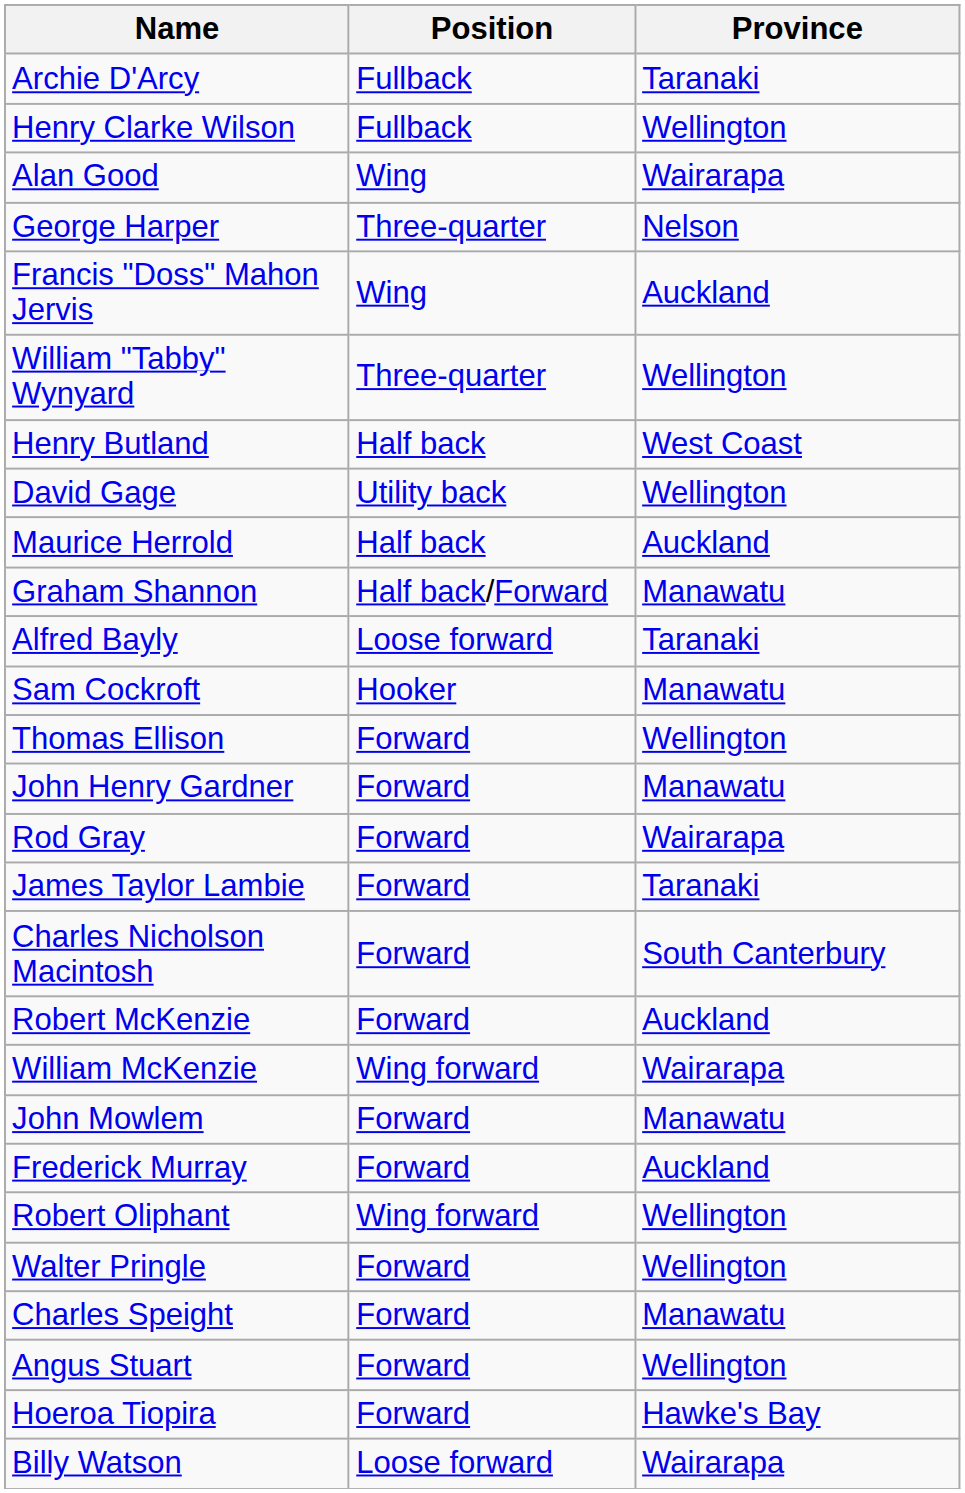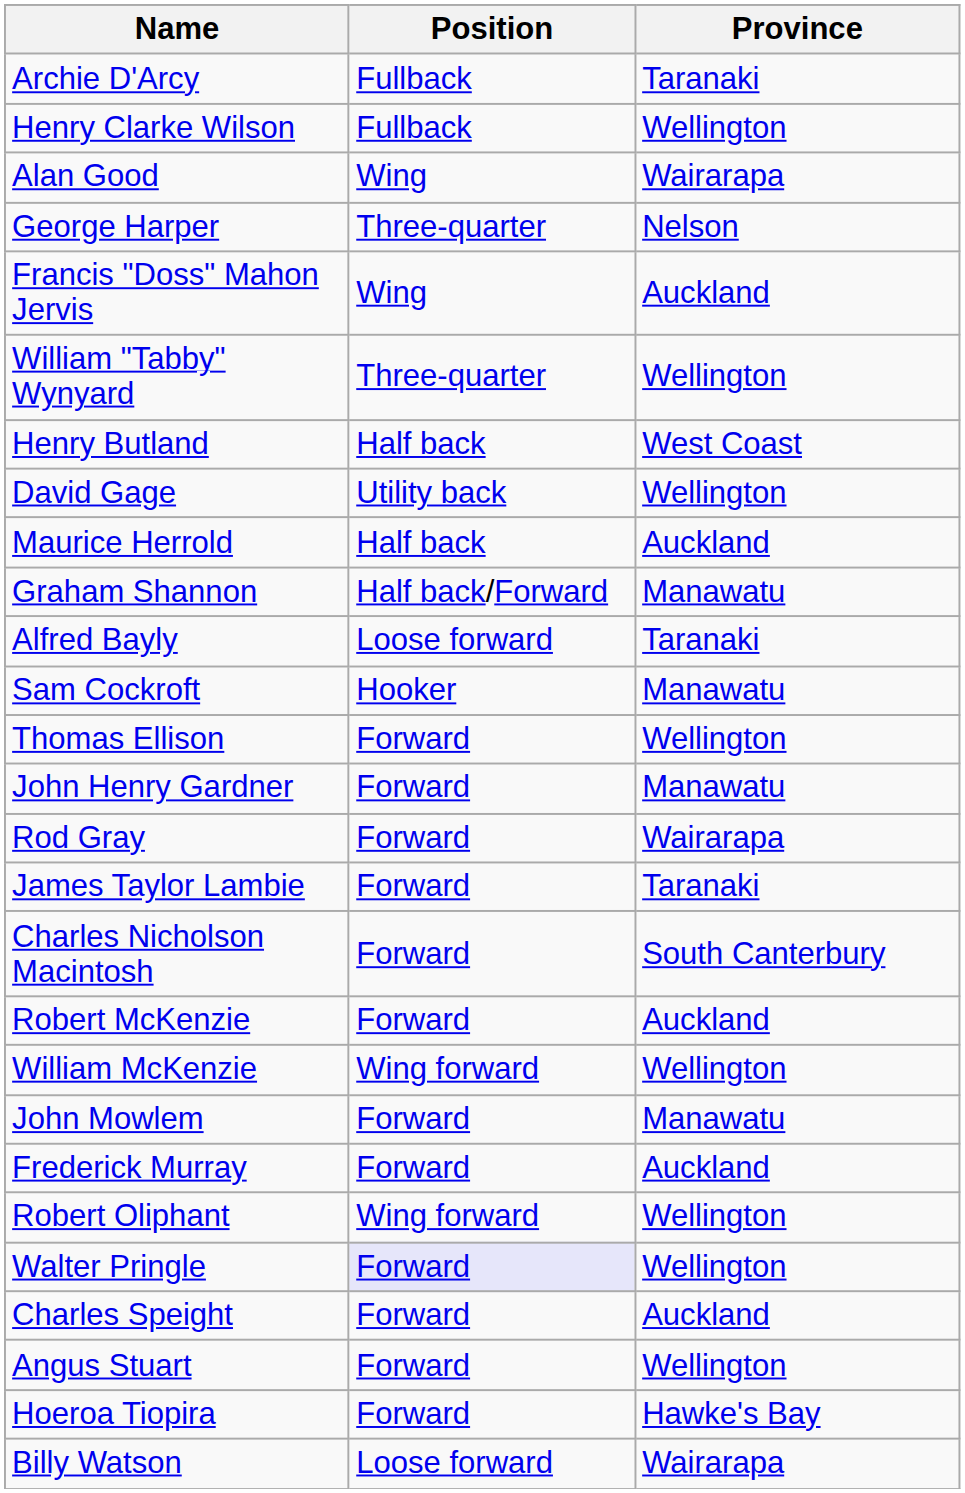(713, 1069) Wairarapa -> (714, 1069) Wellington
(413, 1266) no background -> (413, 1266) lavender background
(714, 1315) Manawatu -> (706, 1315) Auckland
